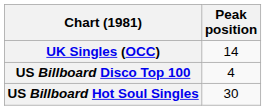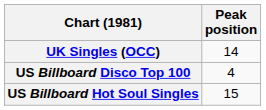(231, 94) 30 -> (231, 94) 15
